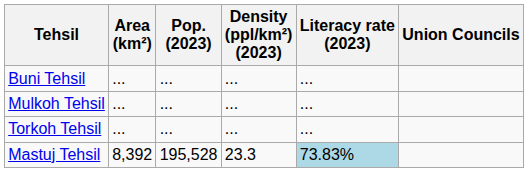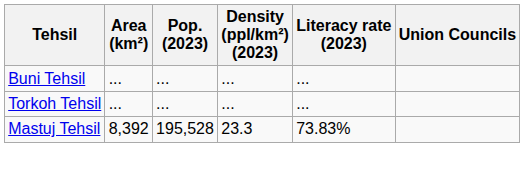- row: (57, 103)
(327, 154) lightblue background -> (323, 129) no background
